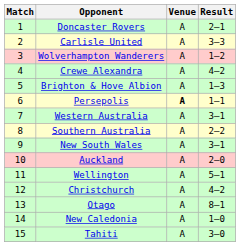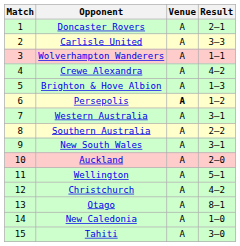(217, 56) 1–2 -> (217, 56) 1–1
(217, 101) 1–1 -> (217, 101) 1–2
